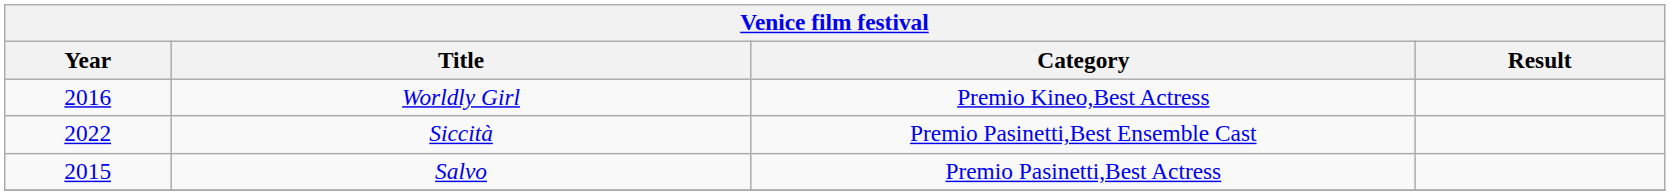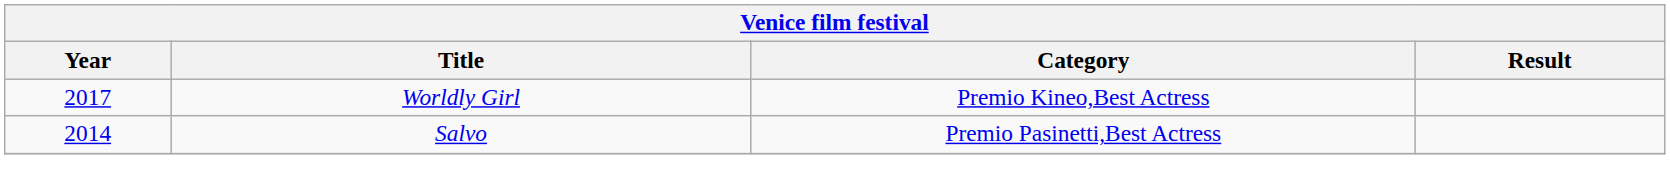(88, 97) 2016 -> (88, 97) 2017
- row: (461, 134)
(88, 171) 2015 -> (88, 134) 2014
